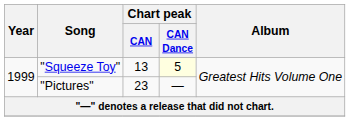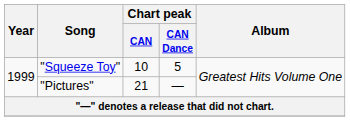(141, 67) 13 -> (141, 67) 10
(178, 67) lightyellow background -> (178, 67) no background
(141, 86) 23 -> (141, 86) 21
